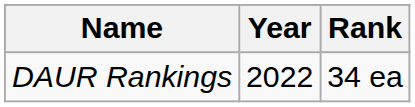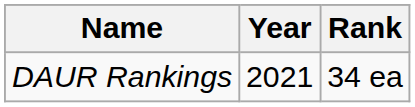(280, 76) 2022 -> (280, 76) 2021
